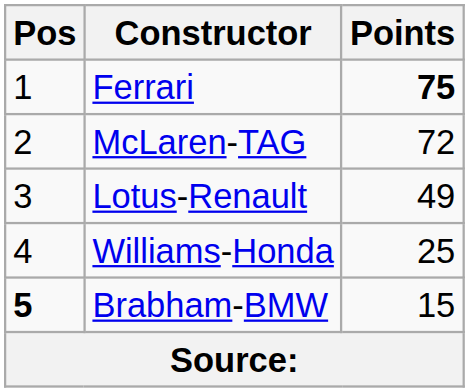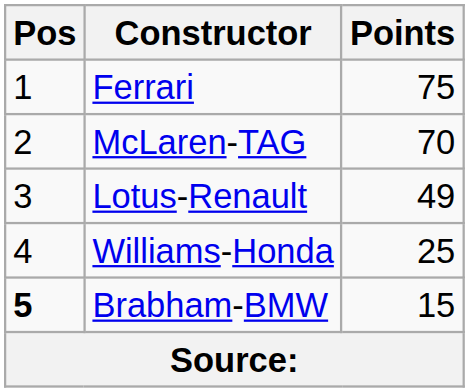(436, 87) bold -> (436, 87) normal
(436, 142) 72 -> (436, 142) 70
